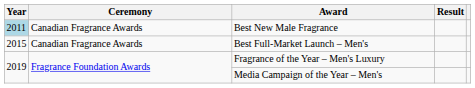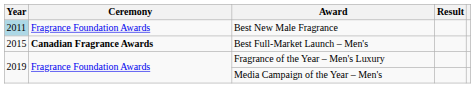(87, 28) Canadian Fragrance Awards -> (91, 28) Fragrance Foundation Awards
(87, 43) normal -> (92, 43) bold
